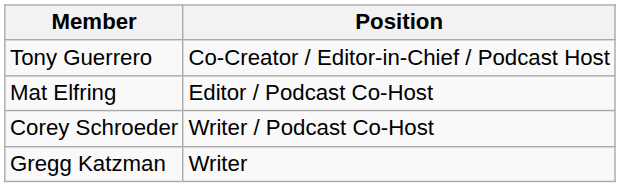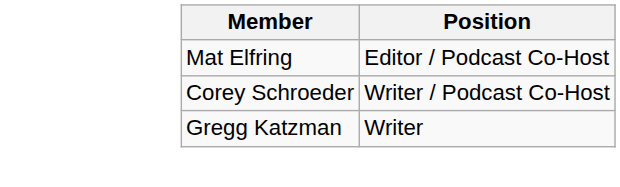- row: (81, 57)
